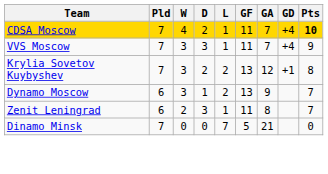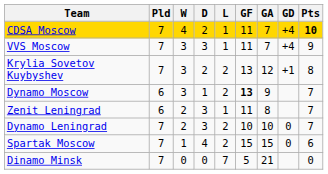(246, 93) normal -> (246, 93) bold
+ row: (57, 127)
+ row: (51, 144)
